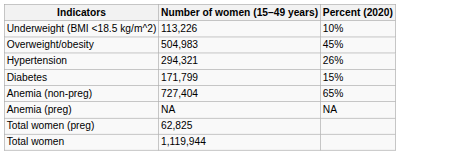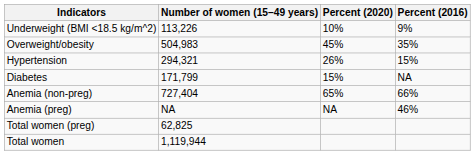+ column: (433, 12)
